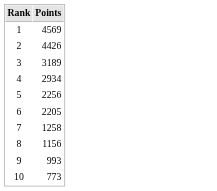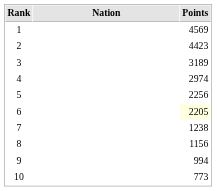+ column: (106, 13)
(52, 46) 4426 -> (199, 46) 4423
(52, 79) 2934 -> (199, 79) 2974
(52, 112) no background -> (199, 112) lightyellow background
(52, 128) 1258 -> (199, 128) 1238
(54, 161) 993 -> (201, 161) 994
